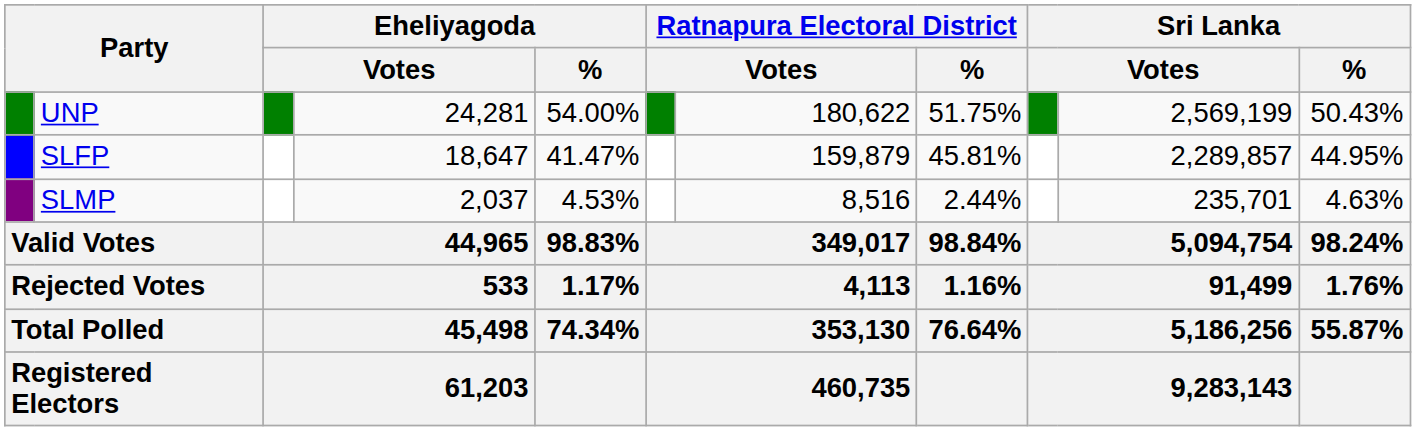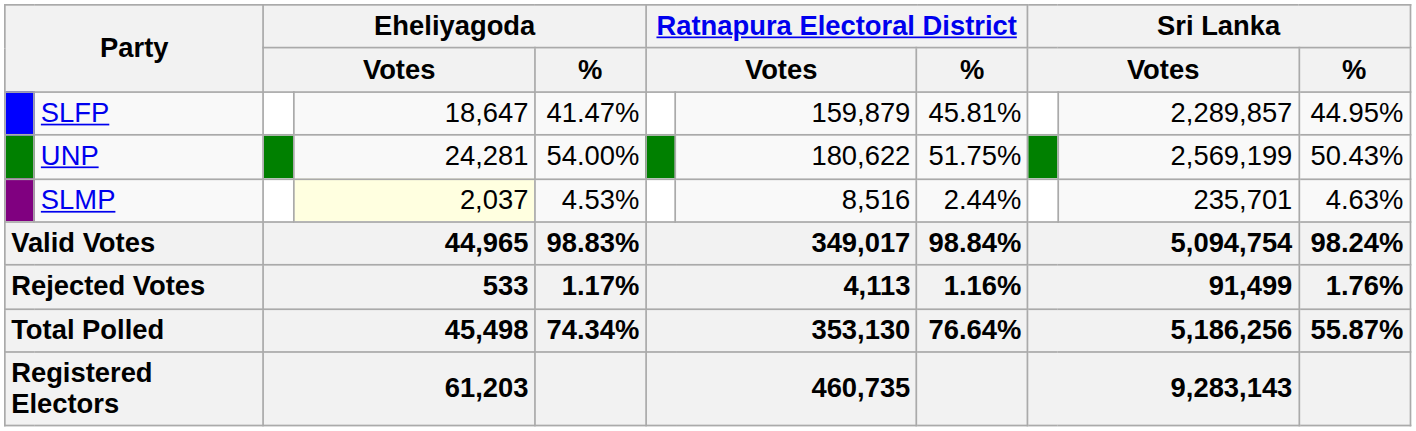rows swapped: (70, 112) <-> (75, 156)
(494, 199) no background -> (494, 199) lightyellow background
